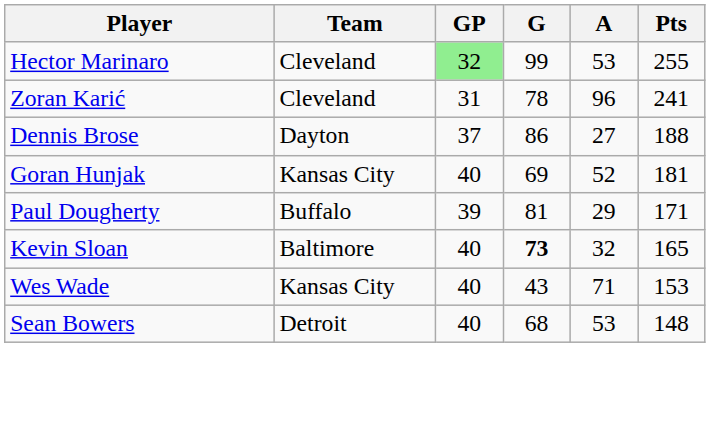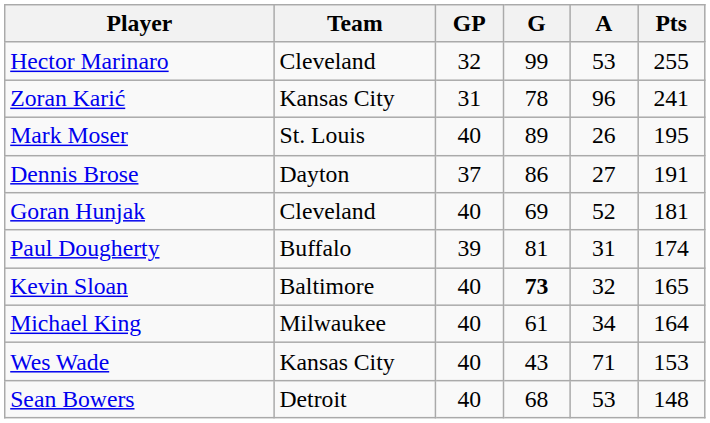(469, 60) lightgreen background -> (469, 60) no background
(328, 98) Cleveland -> (337, 98) Kansas City
+ row: (69, 135)
(671, 135) 188 -> (671, 173) 191
(337, 173) Kansas City -> (328, 211) Cleveland
(604, 211) 29 -> (604, 248) 31
(671, 211) 171 -> (671, 248) 174
+ row: (76, 323)
